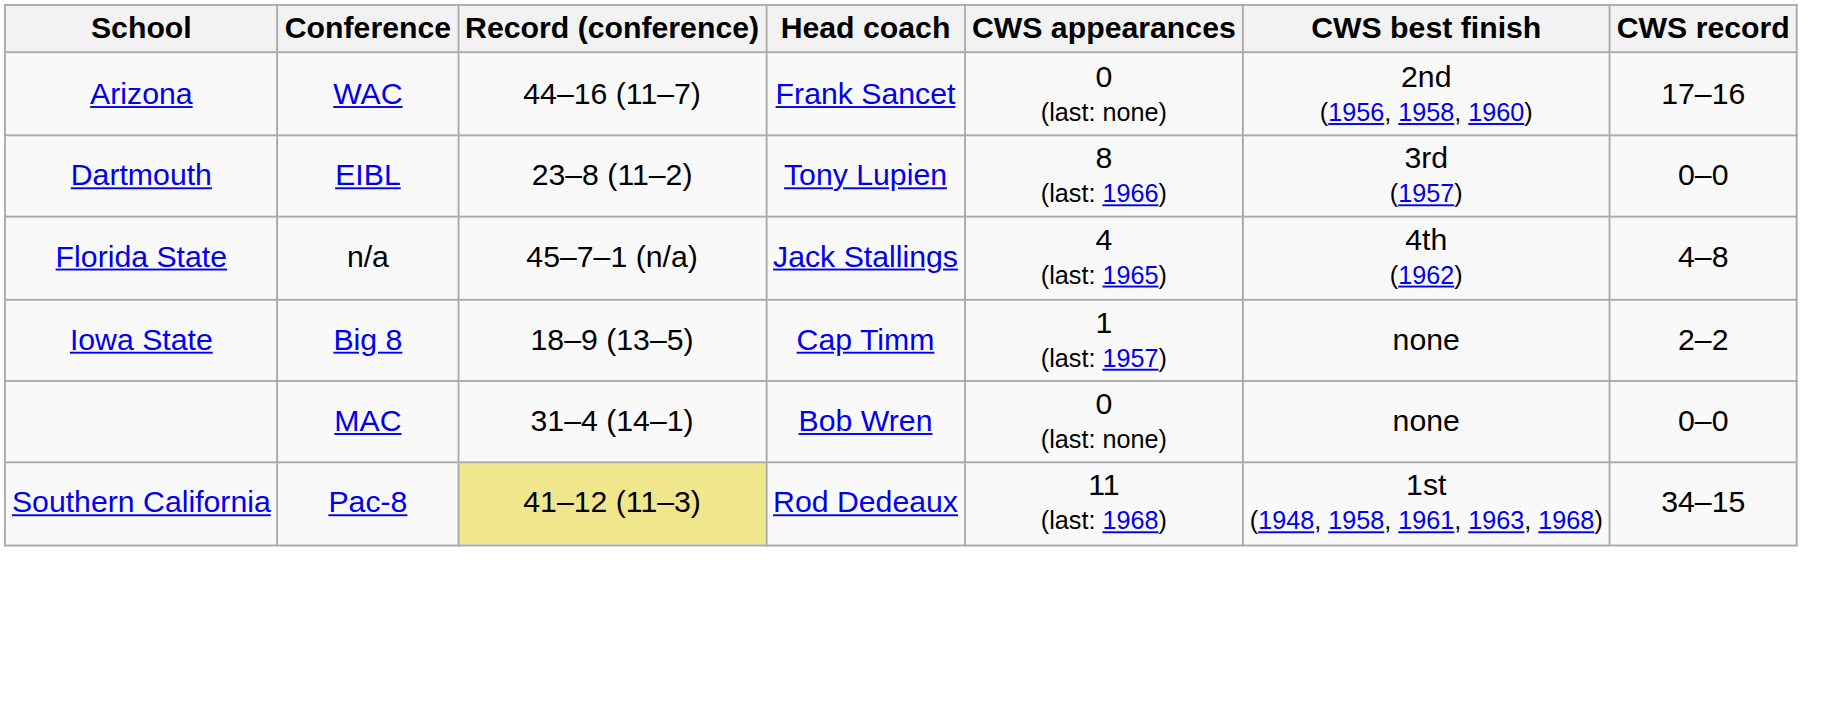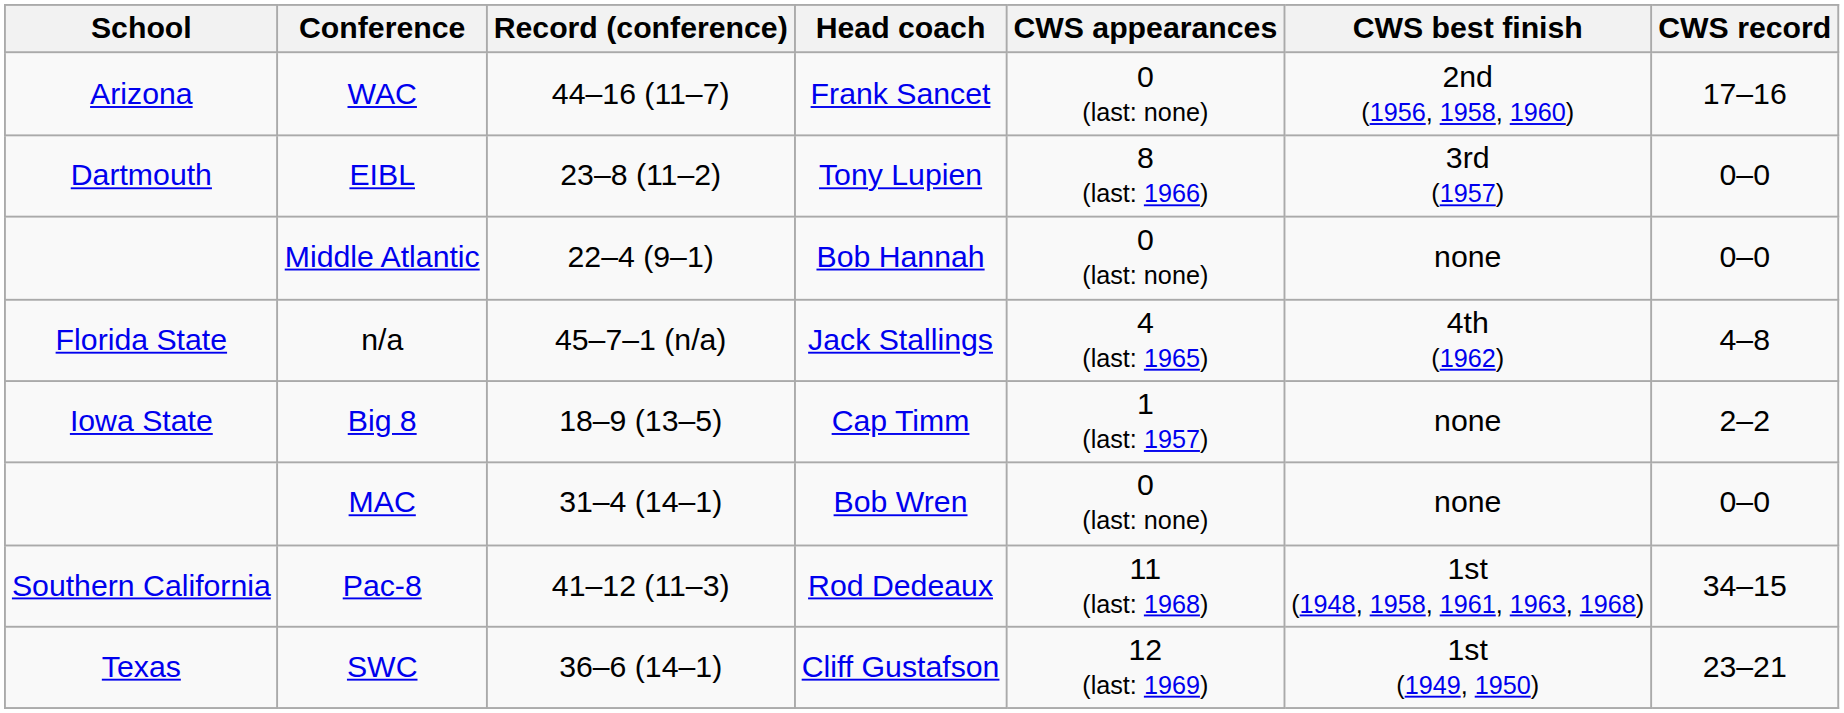+ row: (382, 257)
(612, 503) khaki background -> (641, 585) no background
+ row: (382, 667)
